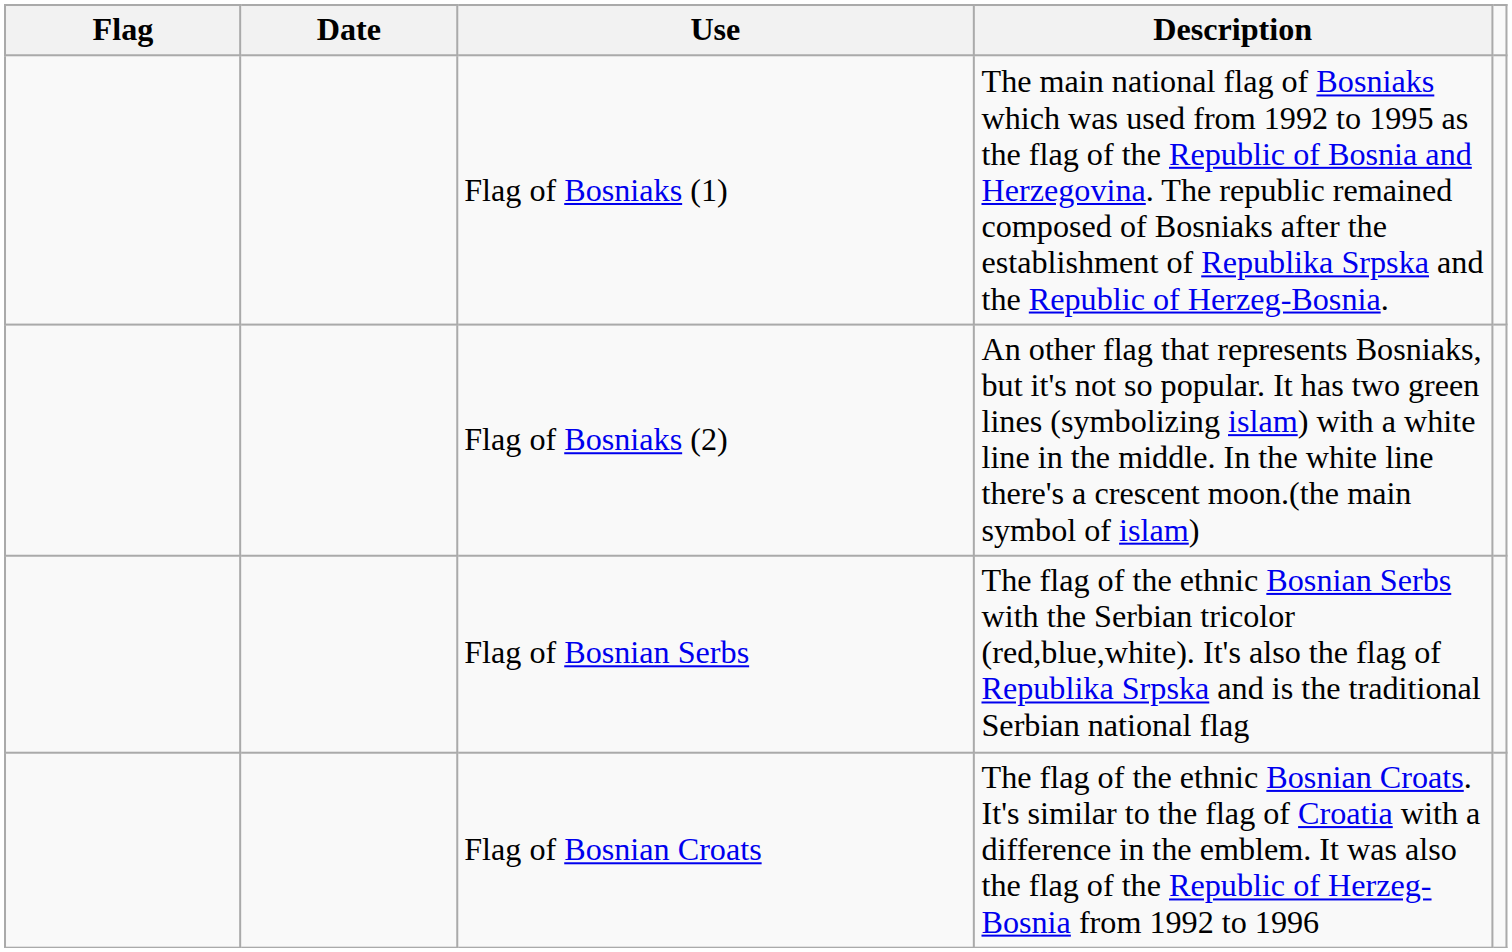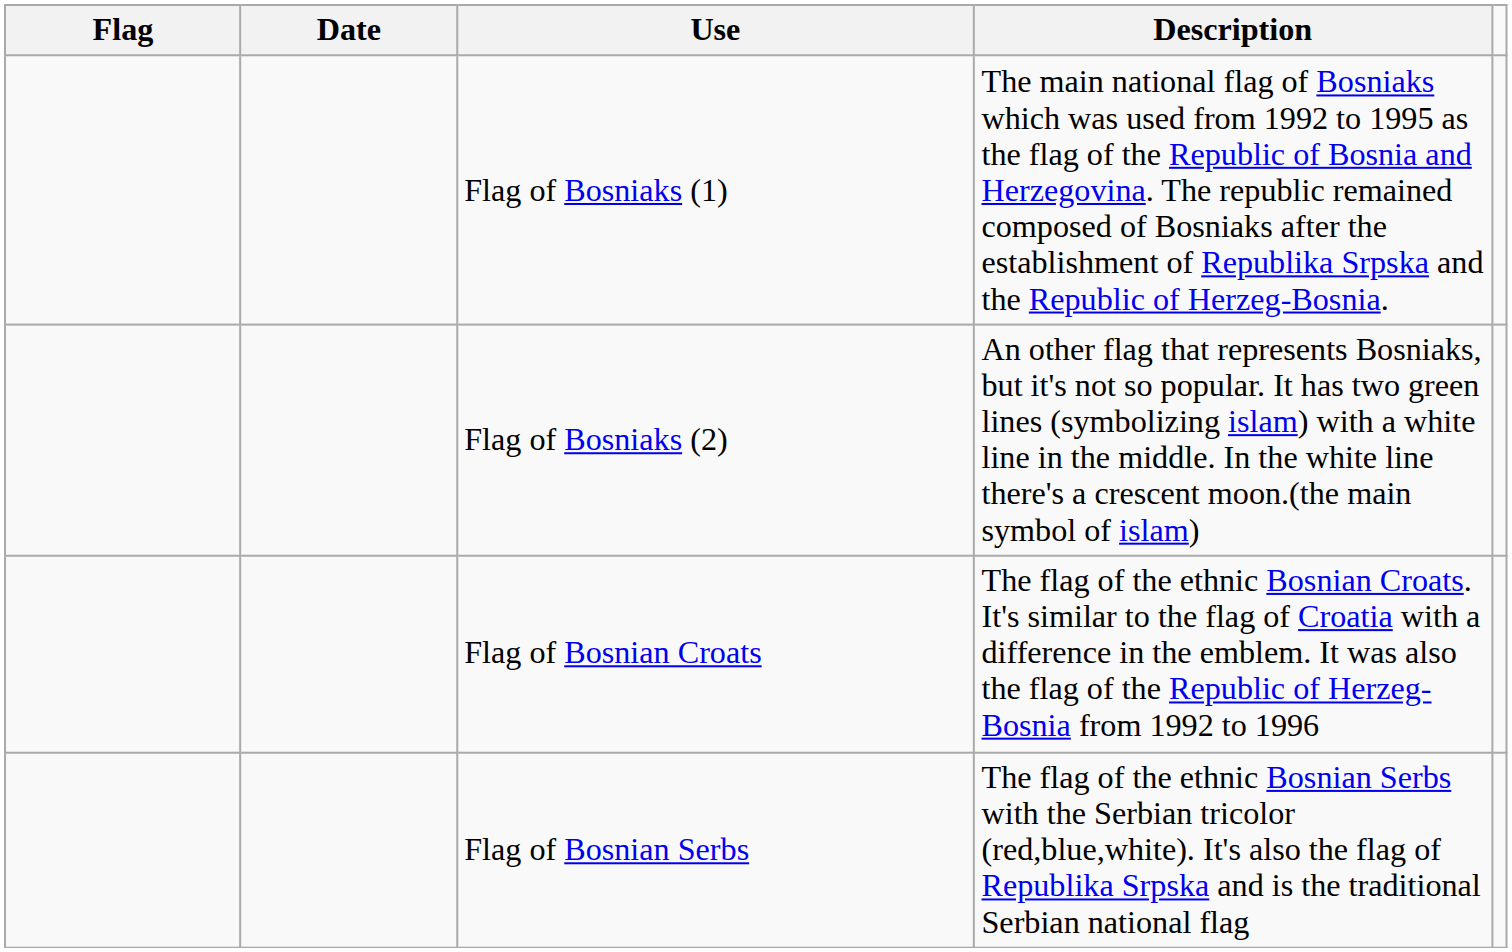rows swapped: (607, 653) <-> (613, 849)
